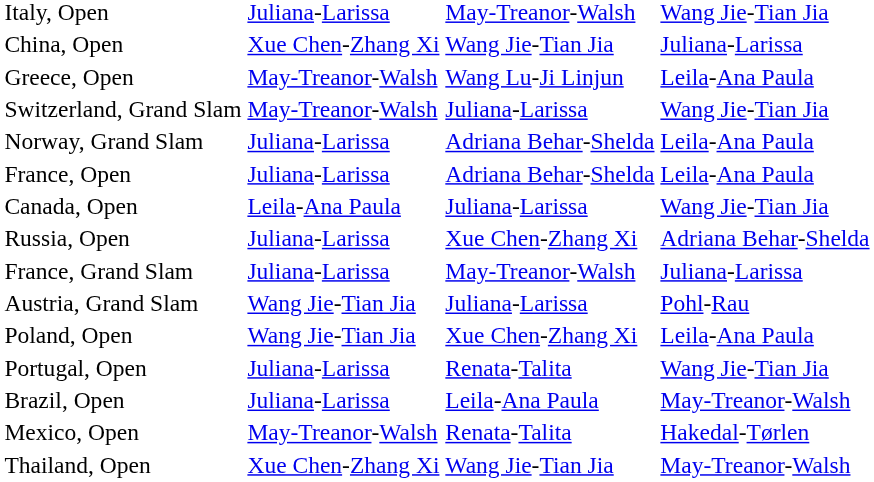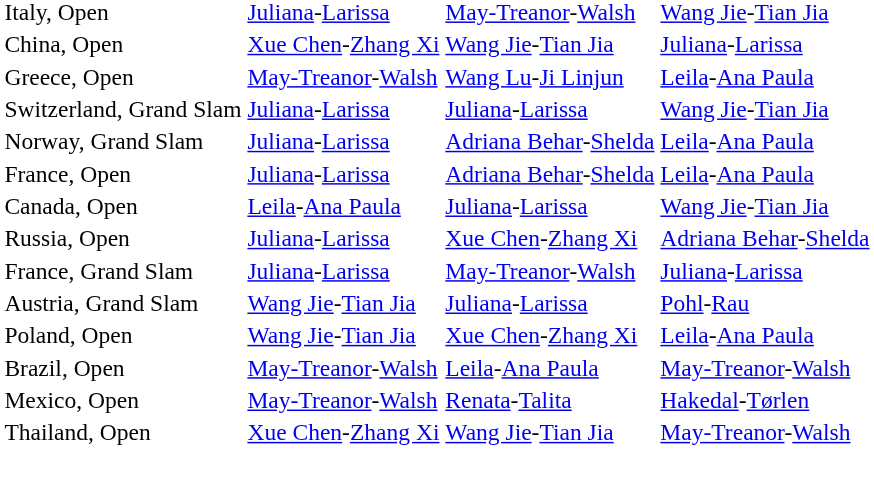(342, 109) May-Treanor-Walsh -> (319, 109) Juliana-Larissa
- row: (76, 368)
(319, 400) Juliana-Larissa -> (342, 368) May-Treanor-Walsh
